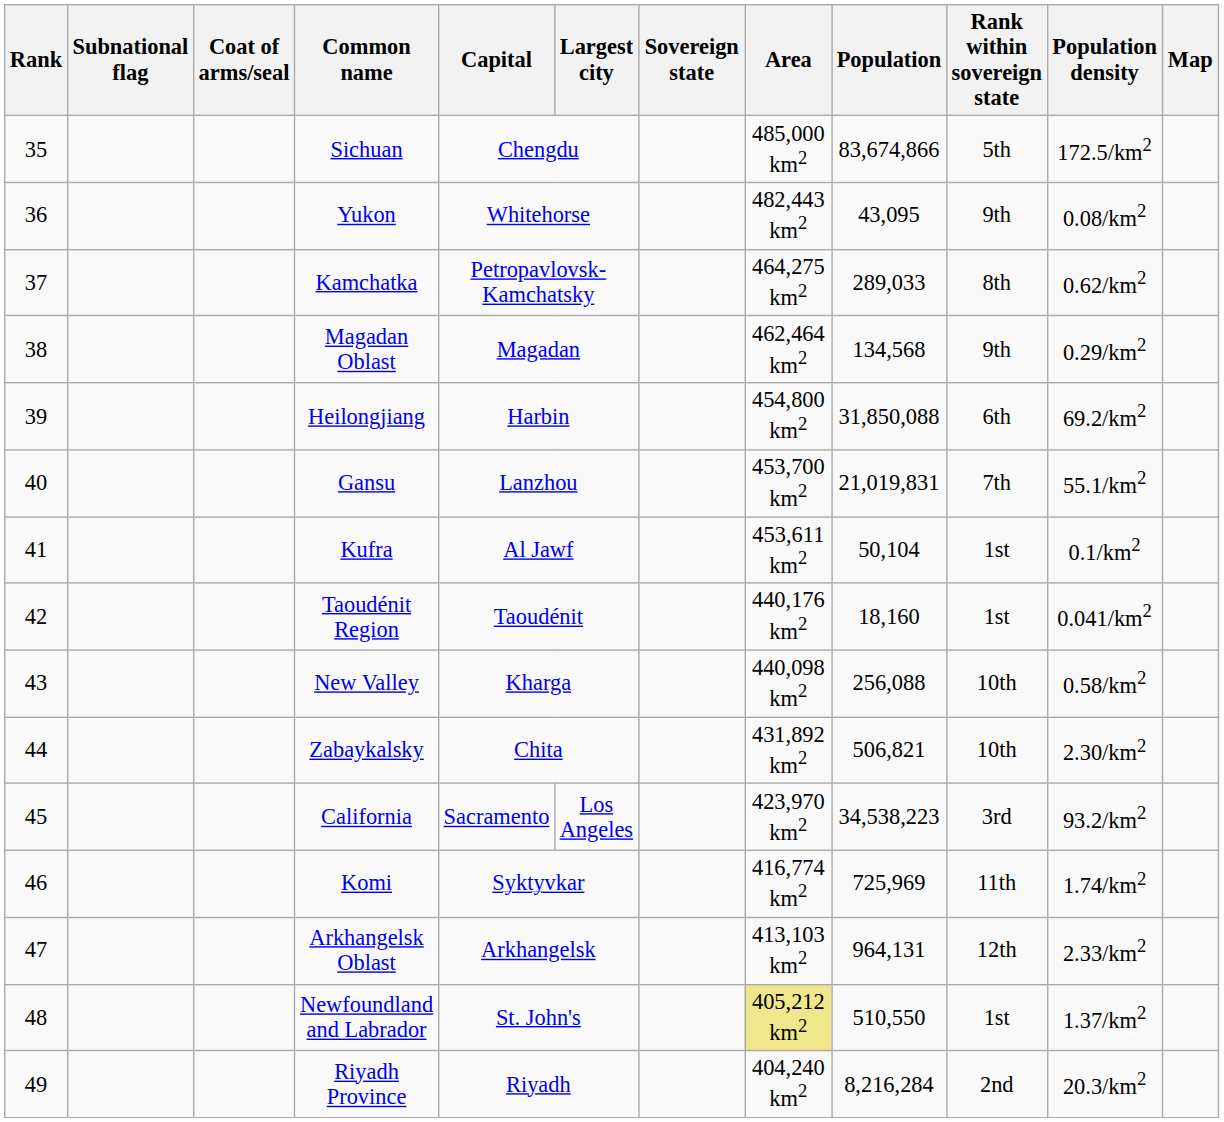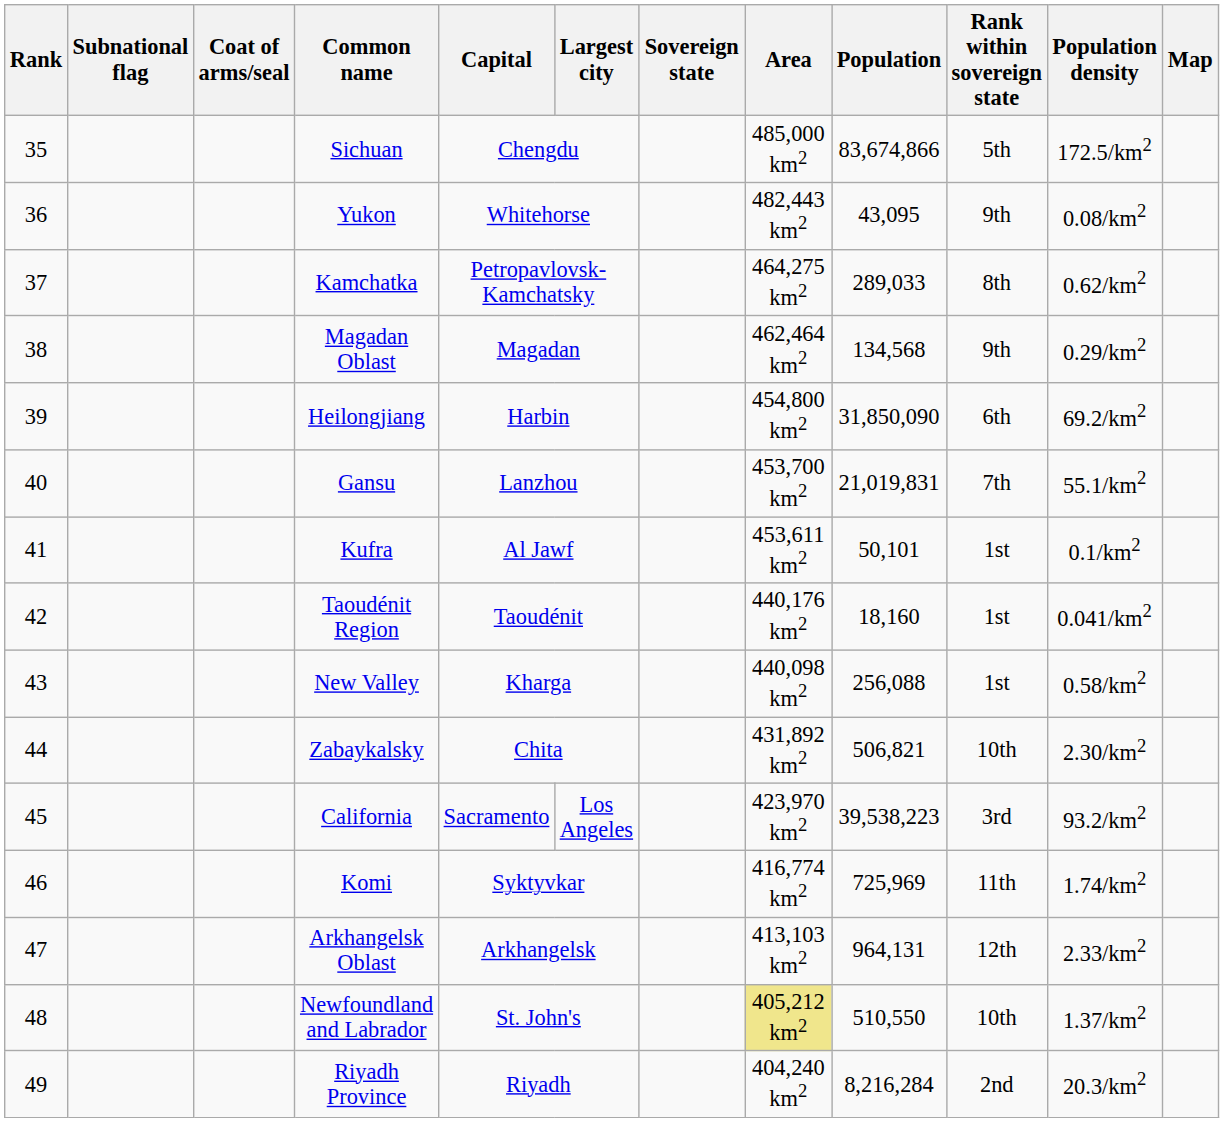(889, 416) 31,850,088 -> (889, 416) 31,850,090
(889, 549) 50,104 -> (889, 549) 50,101
(997, 683) 10th -> (997, 683) 1st
(889, 816) 34,538,223 -> (889, 816) 39,538,223
(997, 1017) 1st -> (997, 1017) 10th
